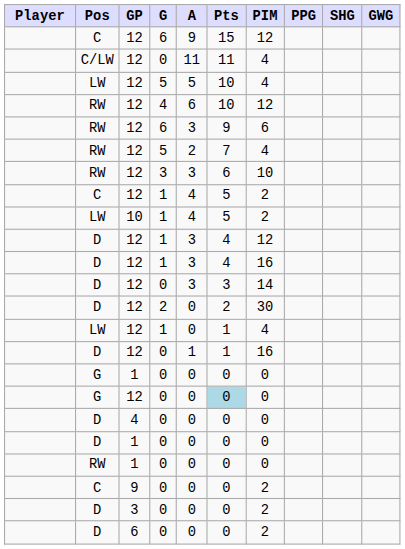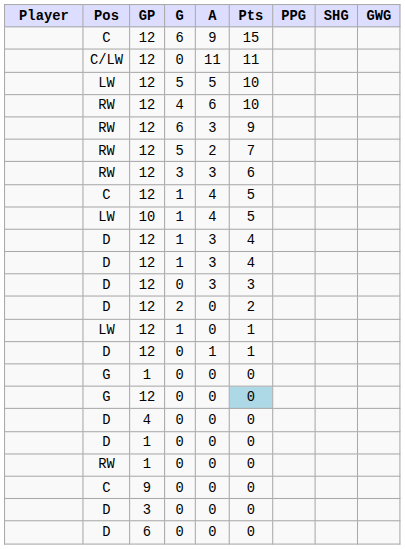- column: (265, 16)
